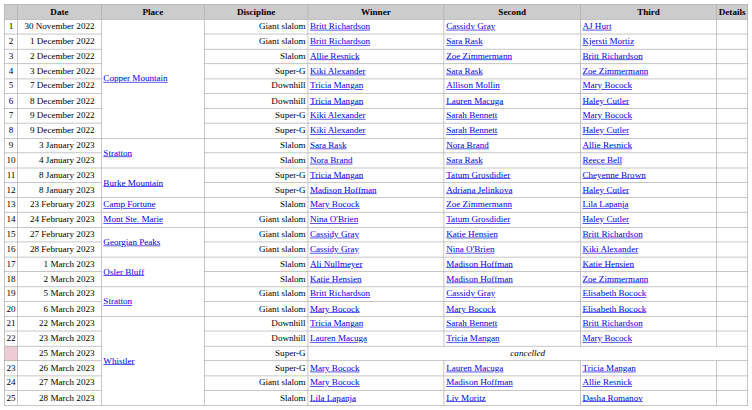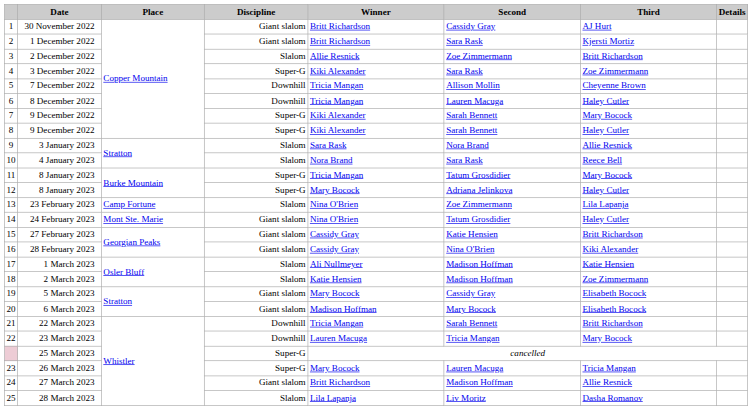(607, 85) Mary Bocock -> (614, 85) Cheyenne Brown
(614, 175) Cheyenne Brown -> (607, 175) Mary Bocock
(343, 189) Madison Hoffman -> (335, 189) Mary Bocock
(335, 204) Mary Bocock -> (334, 204) Nina O'Brien
(340, 293) Britt Richardson -> (335, 293) Mary Bocock
(335, 308) Mary Bocock -> (343, 308) Madison Hoffman
(335, 382) Mary Bocock -> (340, 382) Britt Richardson
